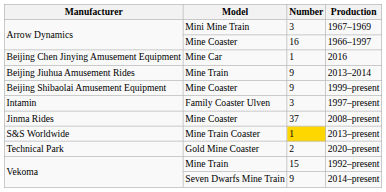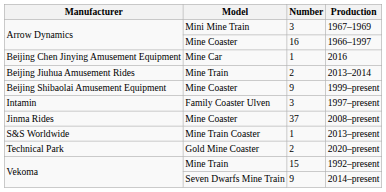(292, 73) 9 -> (292, 73) 2
(292, 133) gold background -> (292, 133) no background
